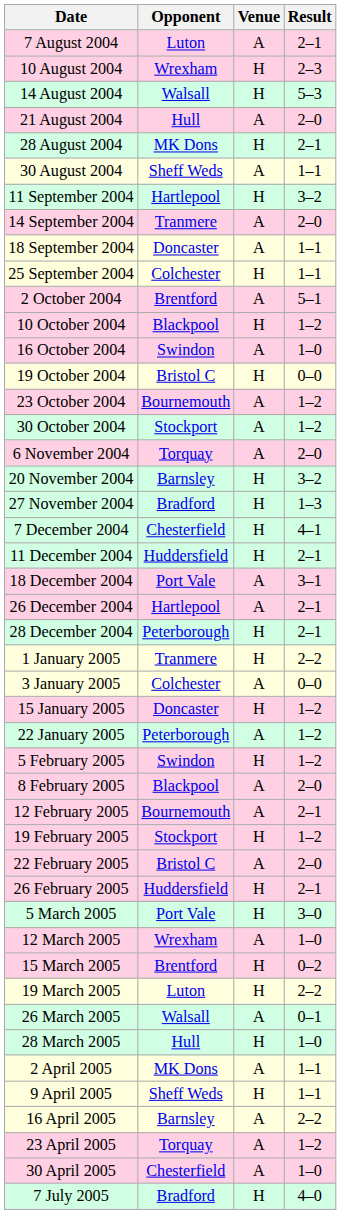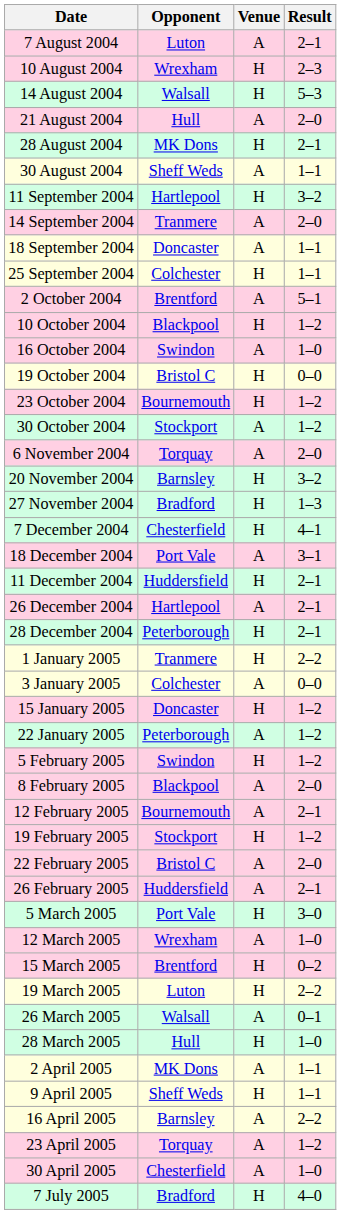(259, 401) A -> (259, 401) H
rows swapped: (71, 555) <-> (71, 581)
(259, 888) H -> (259, 888) A
